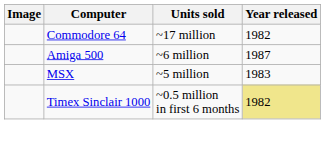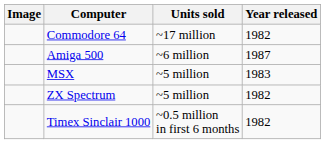+ row: (81, 94)
(258, 101) khaki background -> (258, 121) no background
